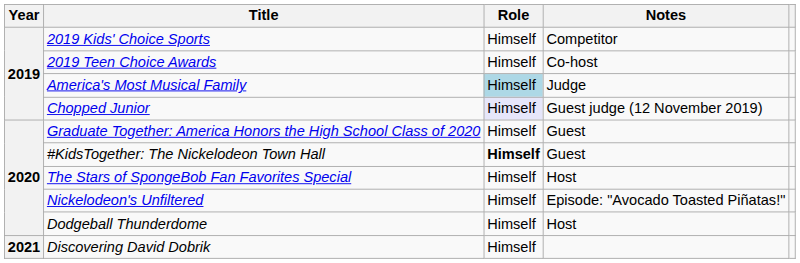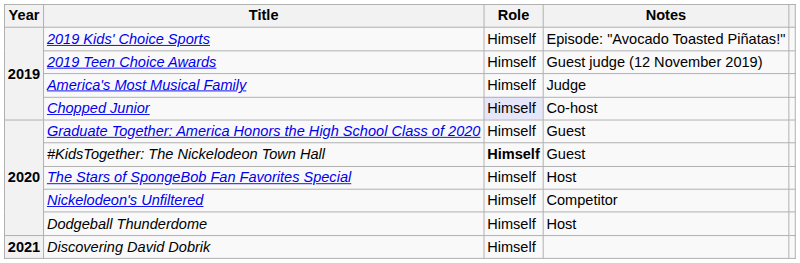(582, 39) Competitor -> (666, 39) Episode: "Avocado Toasted Piñatas!"
(572, 62) Co-host -> (655, 62) Guest judge (12 November 2019)
(511, 85) lightblue background -> (511, 85) no background
(655, 108) Guest judge (12 November 2019) -> (572, 108) Co-host
(666, 200) Episode: "Avocado Toasted Piñatas!" -> (582, 200) Competitor
